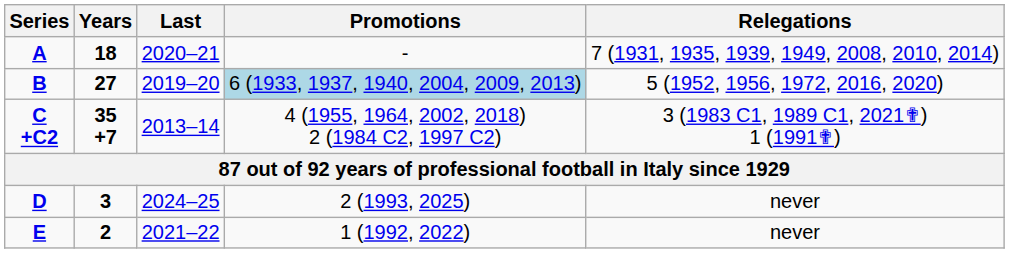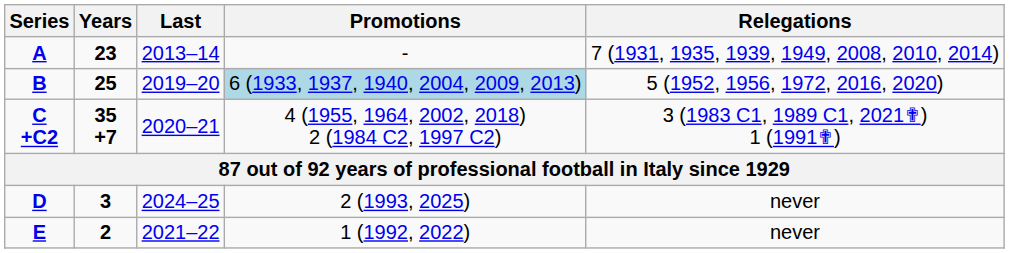(106, 53) 18 -> (106, 53) 23
(181, 53) 2020–21 -> (181, 53) 2013–14
(106, 84) 27 -> (106, 84) 25
(181, 127) 2013–14 -> (181, 127) 2020–21
